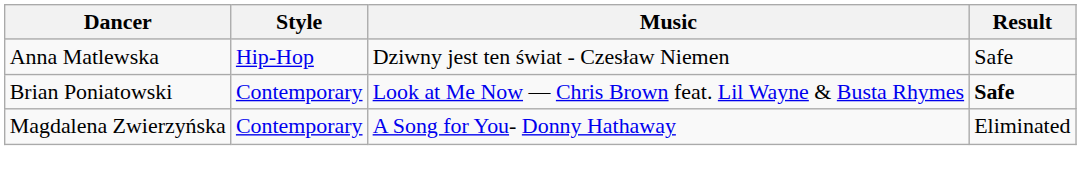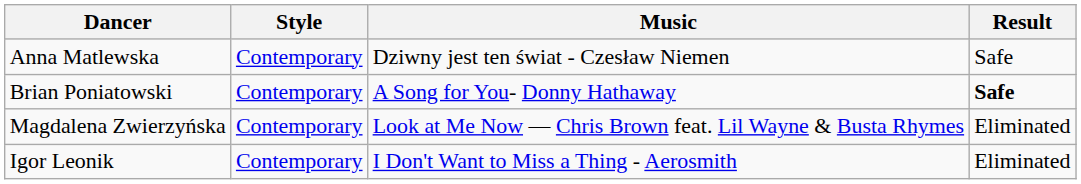(275, 56) Hip-Hop -> (299, 56) Contemporary
(668, 91) Look at Me Now — Chris Brown feat. Lil Wayne & Busta Rhymes -> (524, 91) A Song for You- Donny Hathaway
(524, 126) A Song for You- Donny Hathaway -> (668, 126) Look at Me Now — Chris Brown feat. Lil Wayne & Busta Rhymes
+ row: (62, 160)
